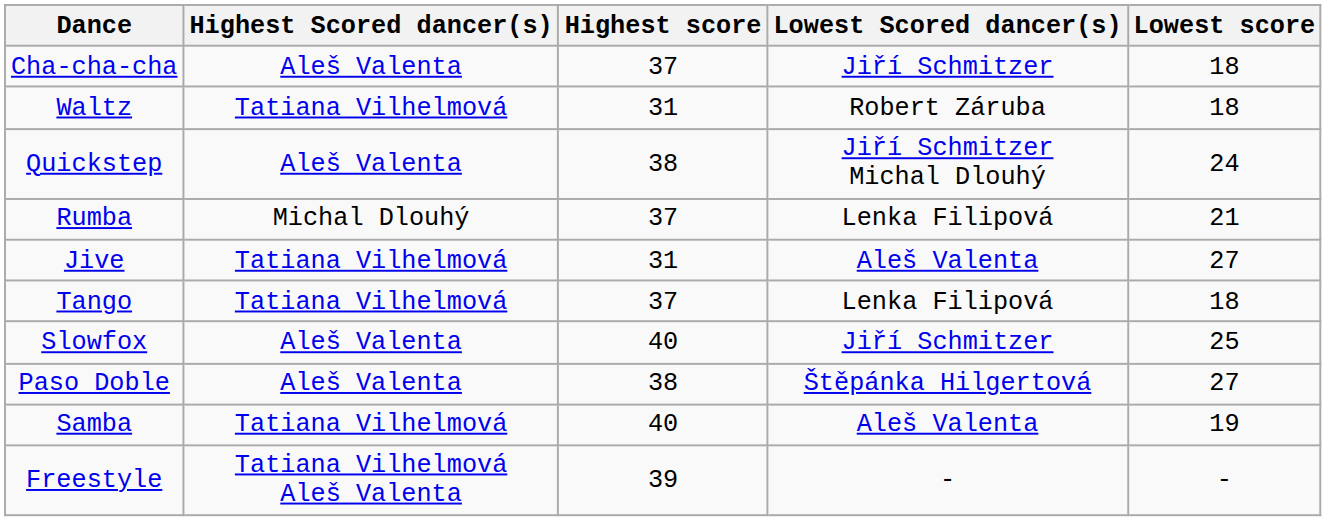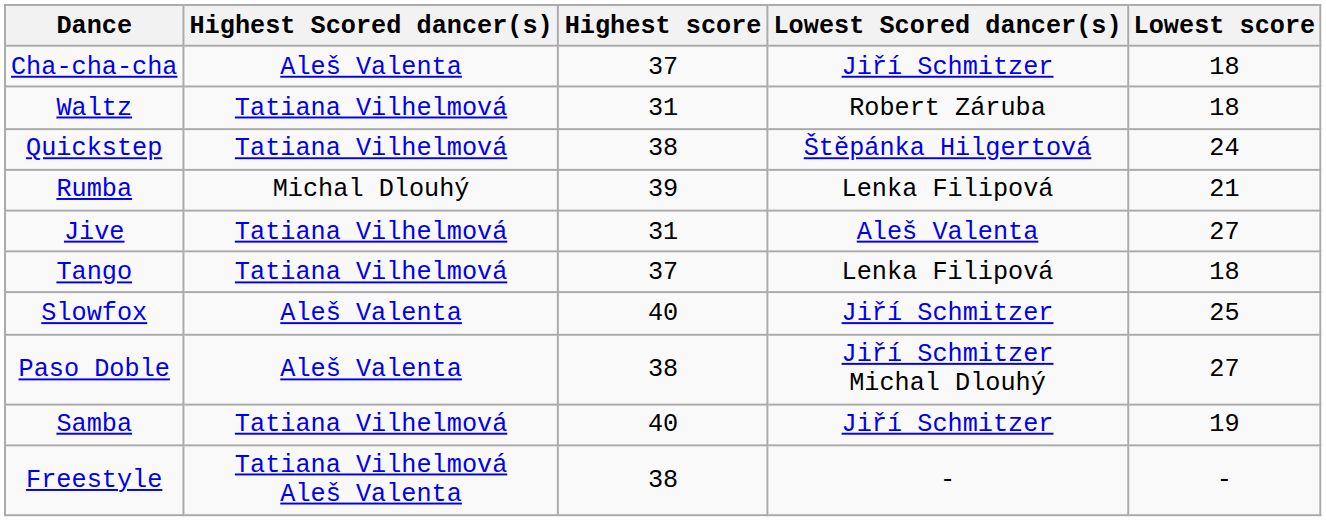(371, 163) Aleš Valenta -> (371, 149) Tatiana Vilhelmová
(948, 163) Jiří Schmitzer Michal Dlouhý -> (948, 149) Štěpánka Hilgertová
(663, 219) 37 -> (663, 190) 39
(948, 383) Štěpánka Hilgertová -> (948, 369) Jiří Schmitzer Michal Dlouhý
(948, 425) Aleš Valenta -> (948, 425) Jiří Schmitzer
(663, 480) 39 -> (663, 480) 38
